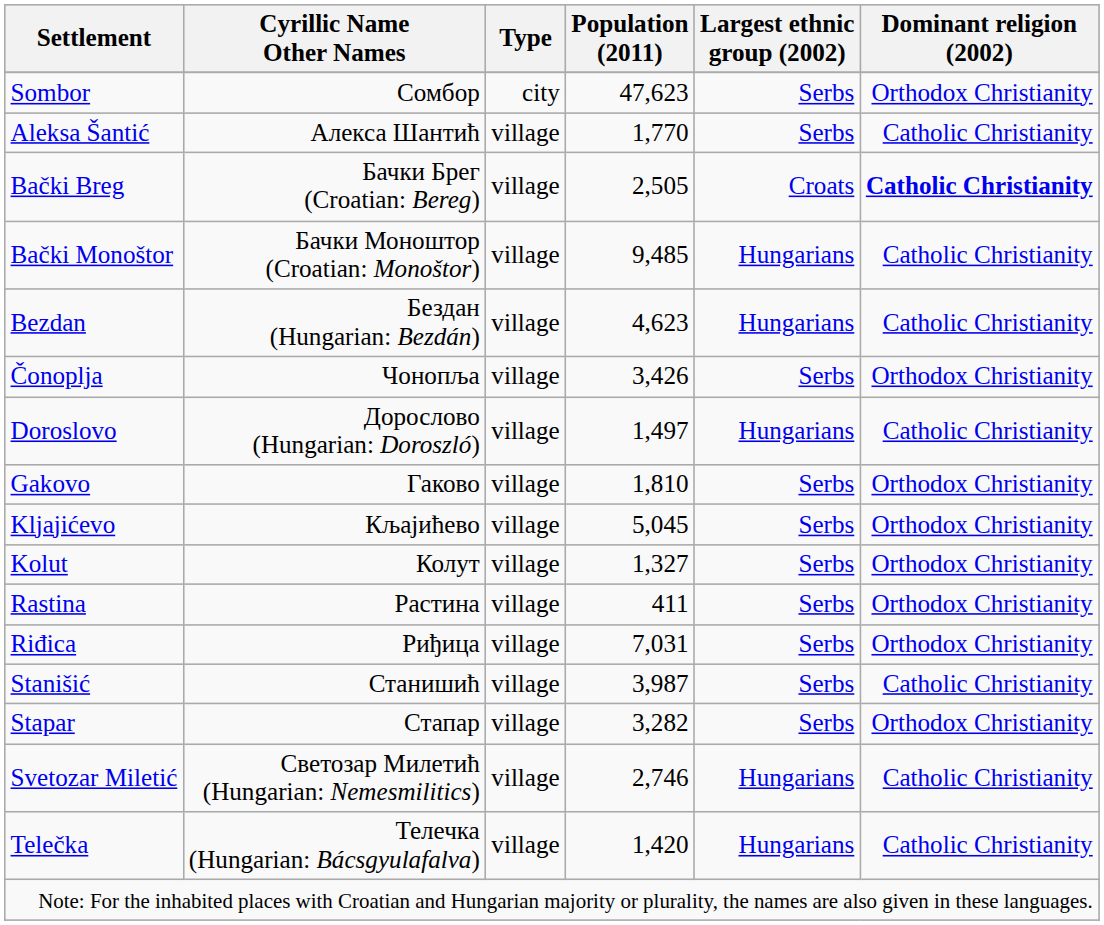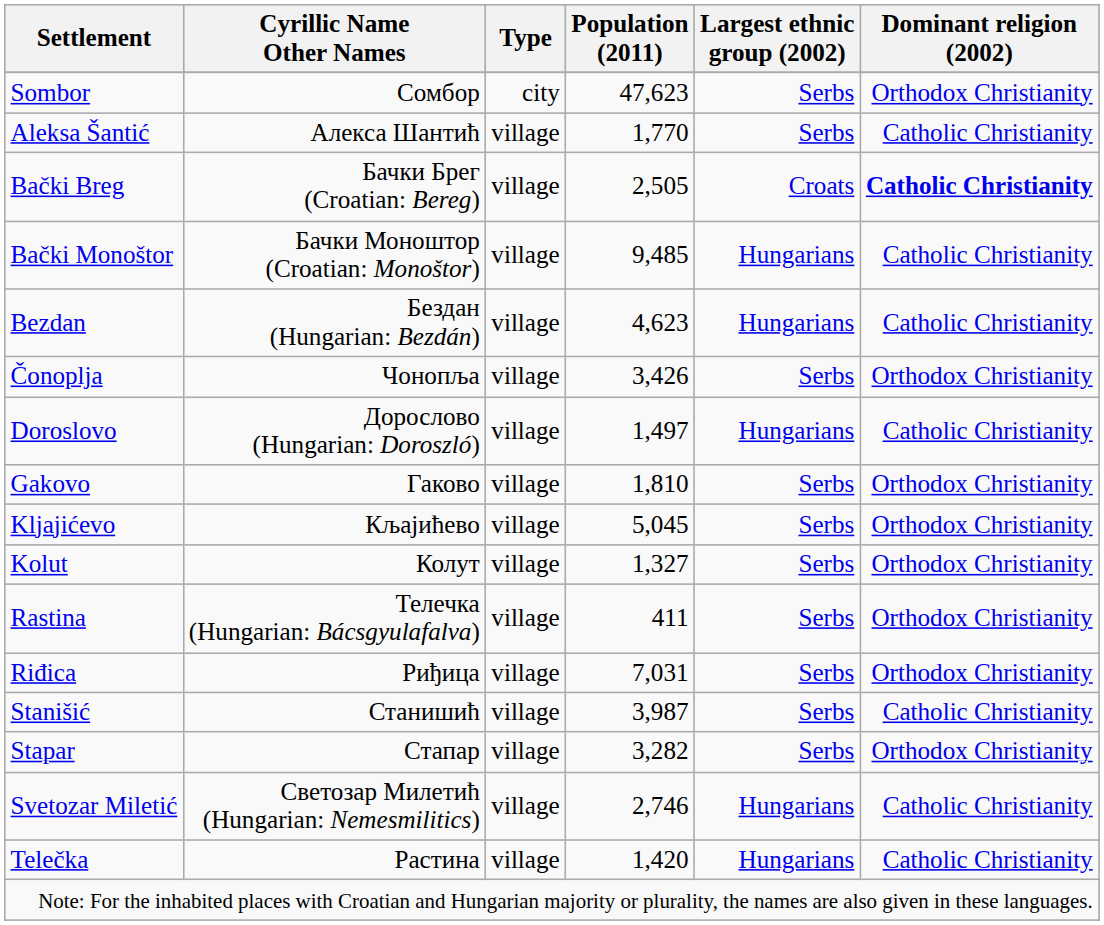(437, 603) Растина -> (334, 618) Телечка (Hungarian: Bácsgyulafalva)
(334, 845) Телечка (Hungarian: Bácsgyulafalva) -> (437, 859) Растина
